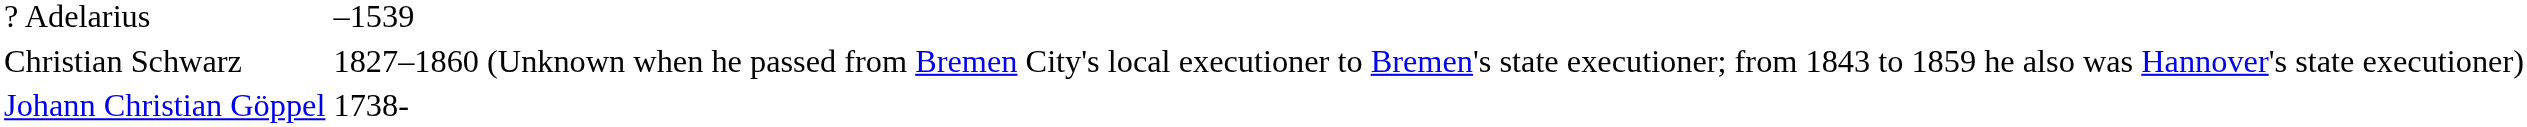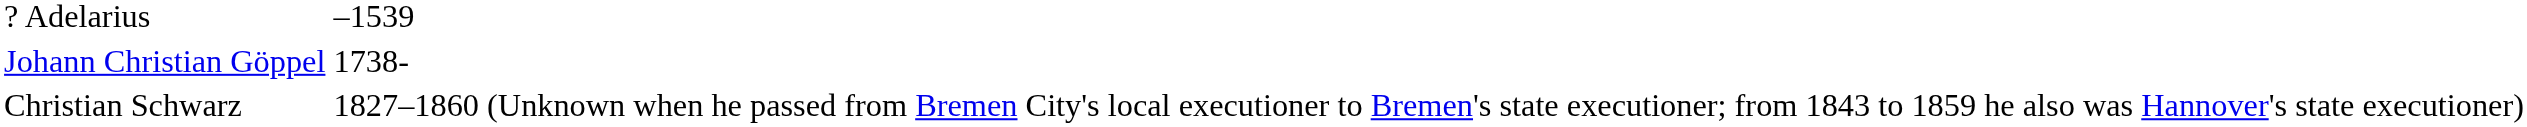rows swapped: (123, 61) <-> (165, 105)
